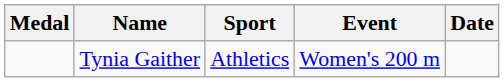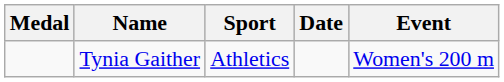columns swapped: (370, 22) <-> (472, 22)
